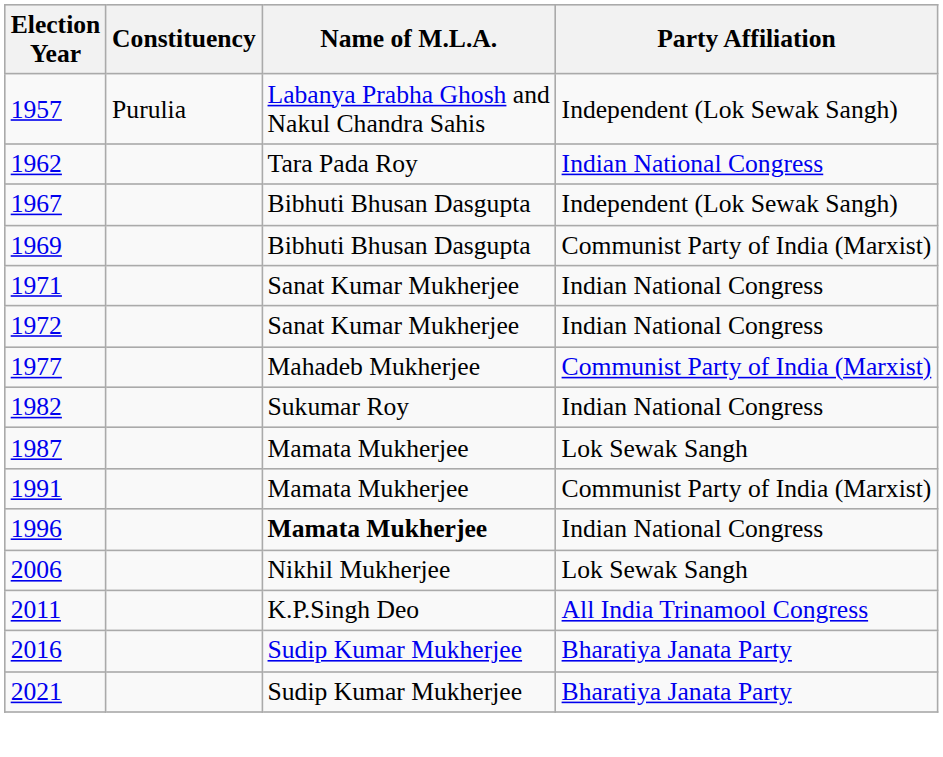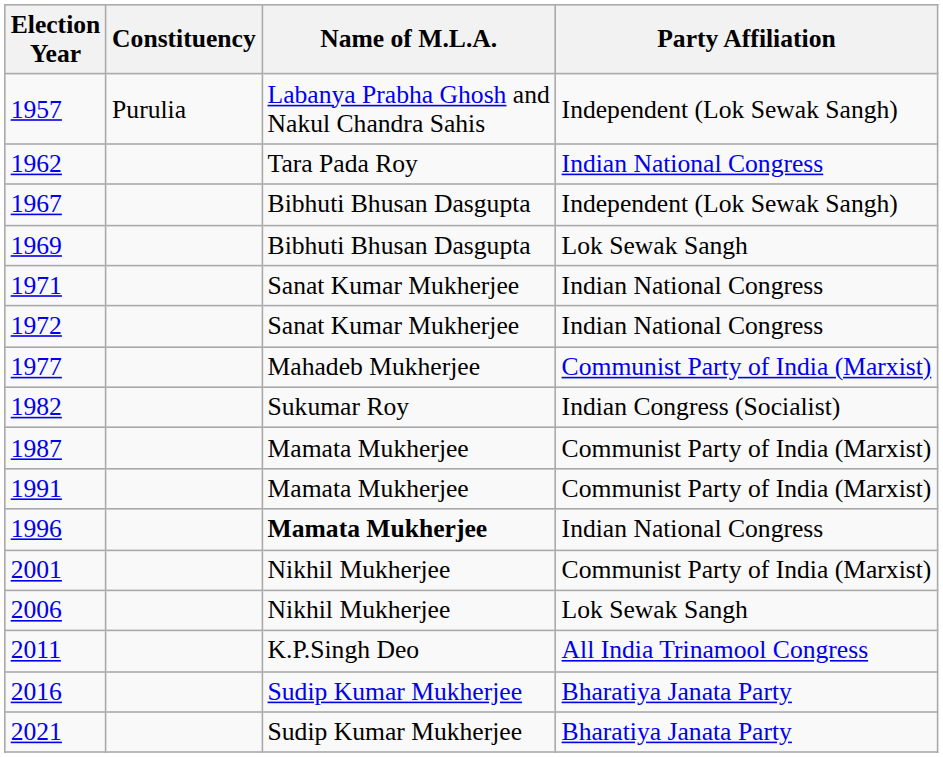(746, 244) Communist Party of India (Marxist) -> (655, 244) Lok Sewak Sangh
(692, 407) Indian National Congress -> (701, 407) Indian Congress (Socialist)
(655, 447) Lok Sewak Sangh -> (746, 447) Communist Party of India (Marxist)
+ row: (36, 569)
